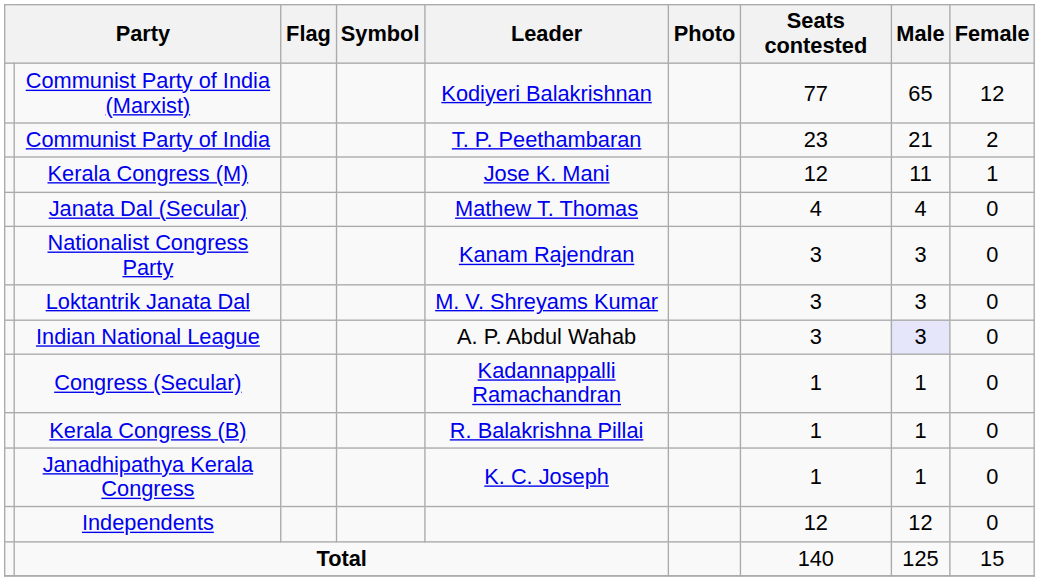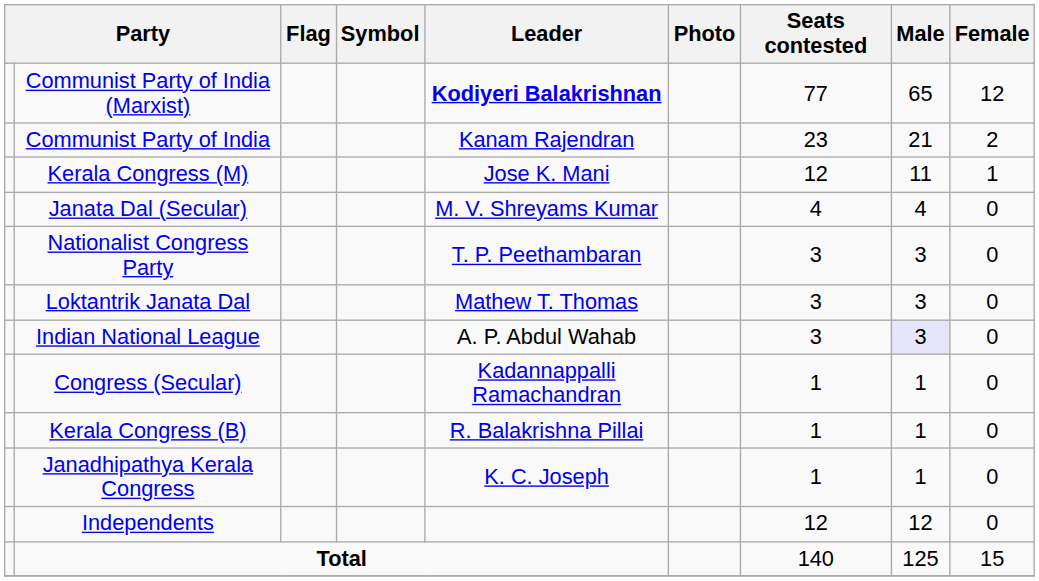(547, 92) normal -> (547, 92) bold
(547, 139) T. P. Peethambaran -> (547, 139) Kanam Rajendran
(547, 208) Mathew T. Thomas -> (547, 208) M. V. Shreyams Kumar
(547, 255) Kanam Rajendran -> (547, 255) T. P. Peethambaran
(547, 302) M. V. Shreyams Kumar -> (547, 302) Mathew T. Thomas
